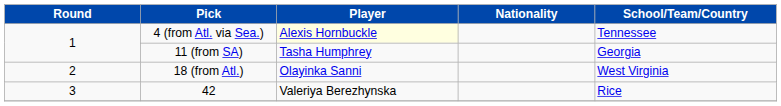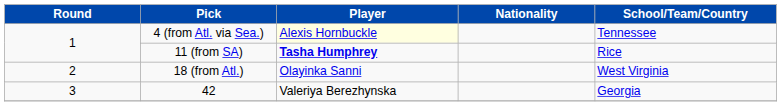(326, 52) normal -> (328, 52) bold
(619, 52) Georgia -> (610, 52) Rice
(610, 91) Rice -> (619, 91) Georgia
